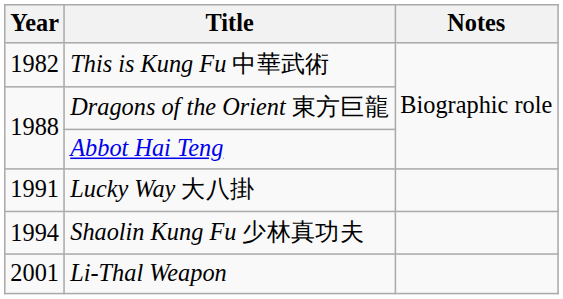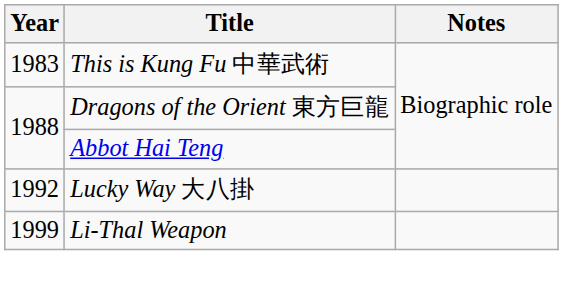(35, 64) 1982 -> (35, 64) 1983
(35, 189) 1991 -> (35, 189) 1992
- row: (217, 231)
(35, 273) 2001 -> (35, 230) 1999
